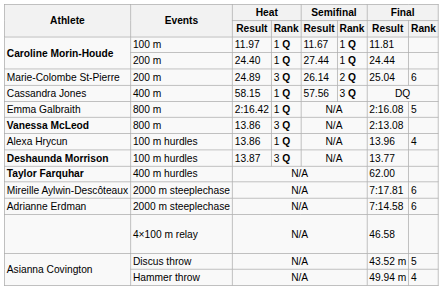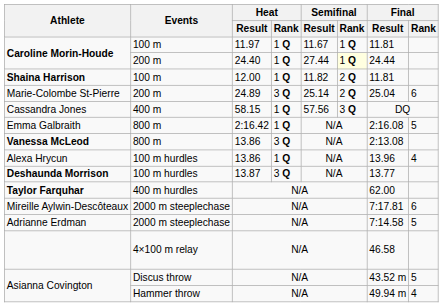(348, 61) no background -> (348, 61) lightyellow background
+ row: (46, 77)
(316, 77) 26.14 -> (316, 94) 25.14
(414, 207) 6 -> (414, 223) 5
